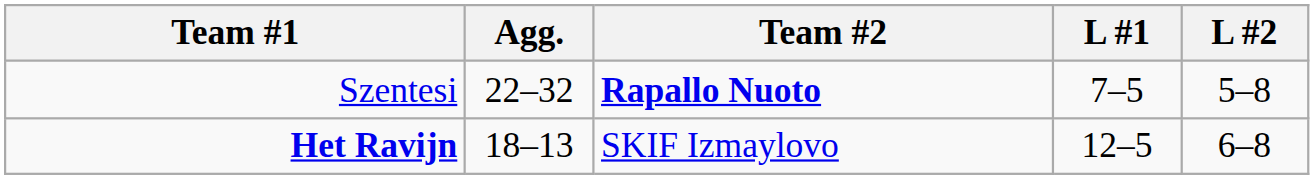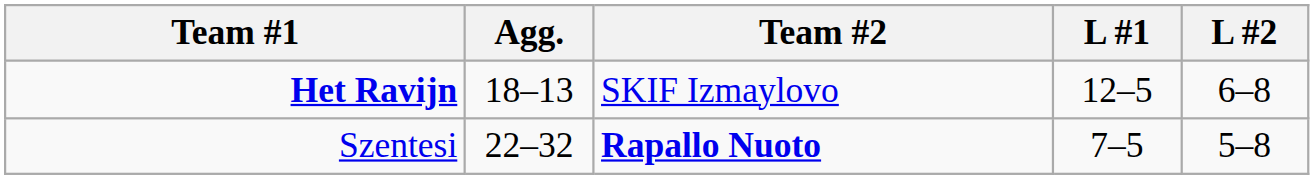rows swapped: (374, 145) <-> (398, 88)
